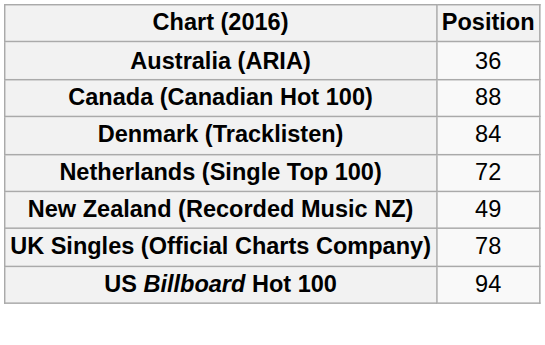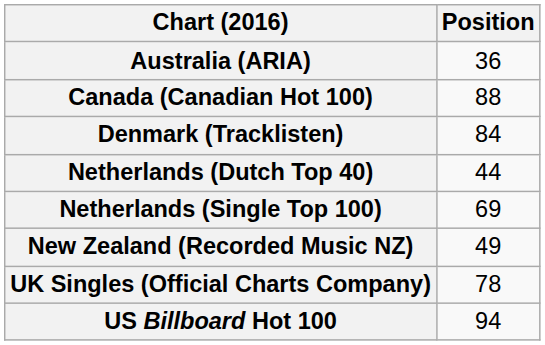+ row: (221, 172)
(488, 172) 72 -> (488, 209) 69
